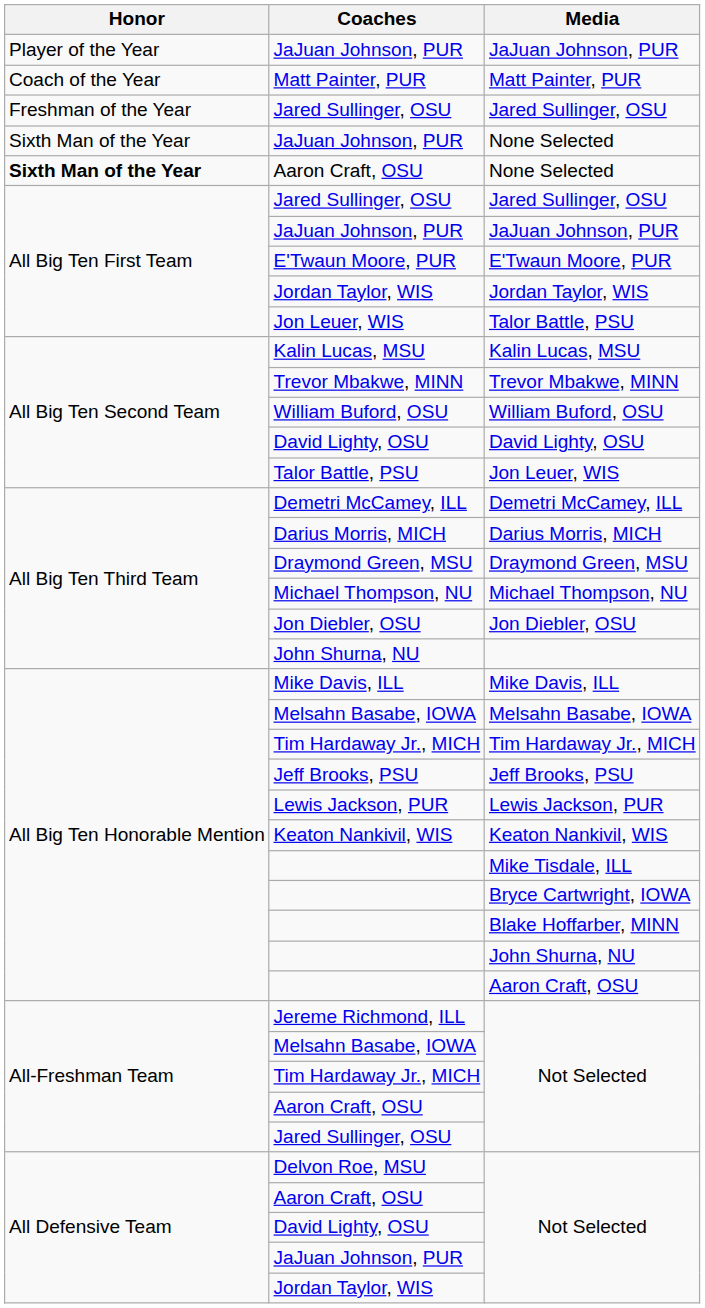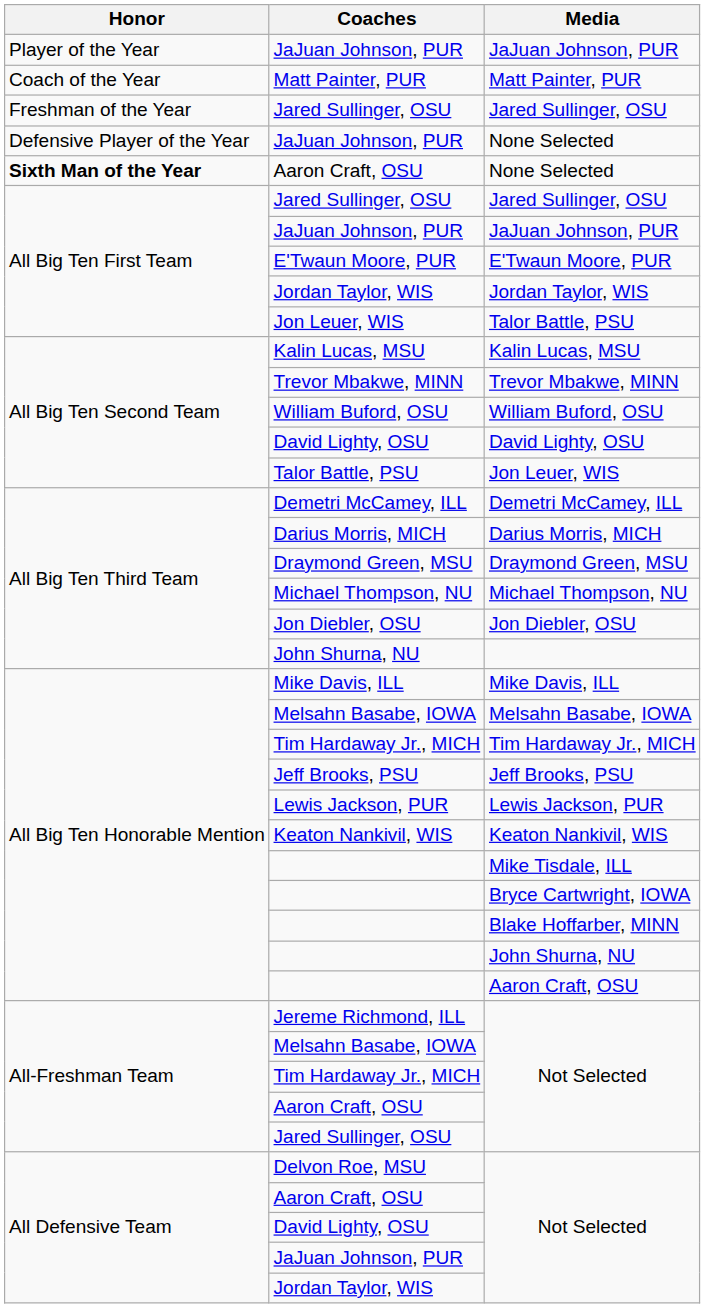(99, 140) Sixth Man of the Year -> (129, 140) Defensive Player of the Year
